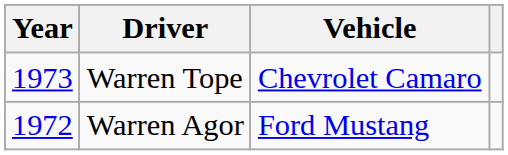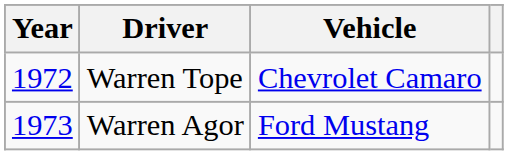(42, 76) 1973 -> (42, 76) 1972
(42, 125) 1972 -> (42, 125) 1973
